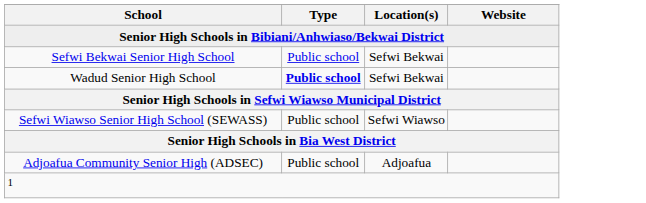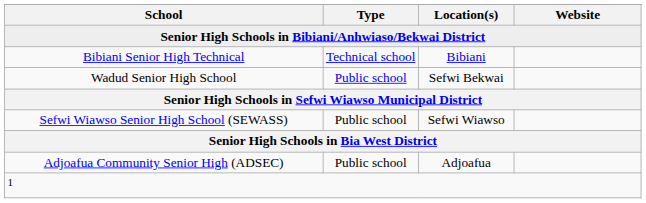+ row: (164, 57)
- row: (143, 57)
(323, 78) bold -> (371, 78) normal
